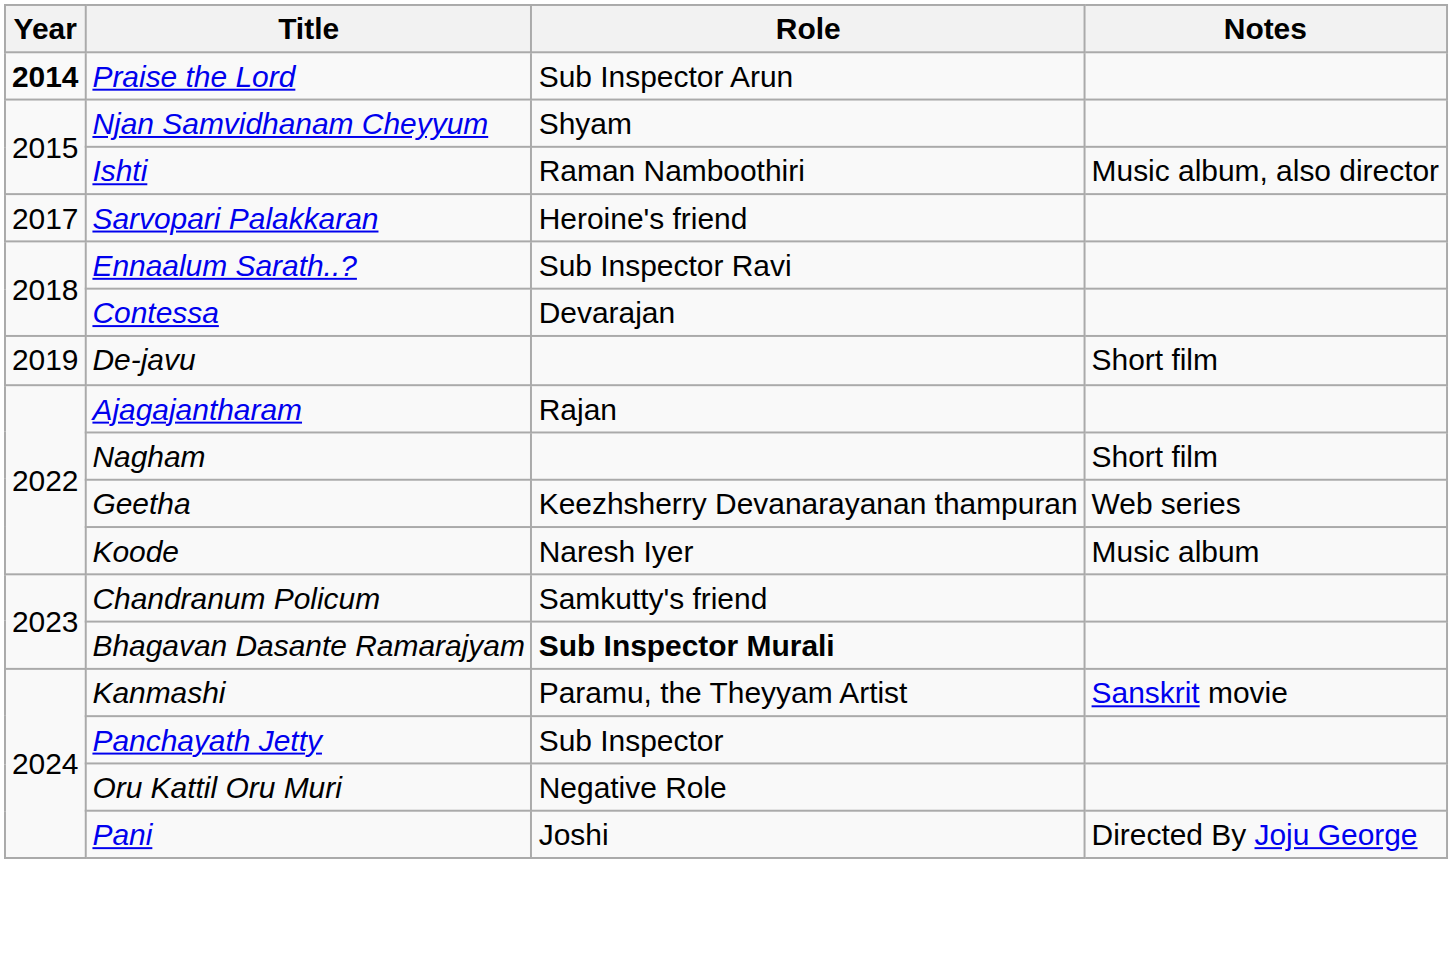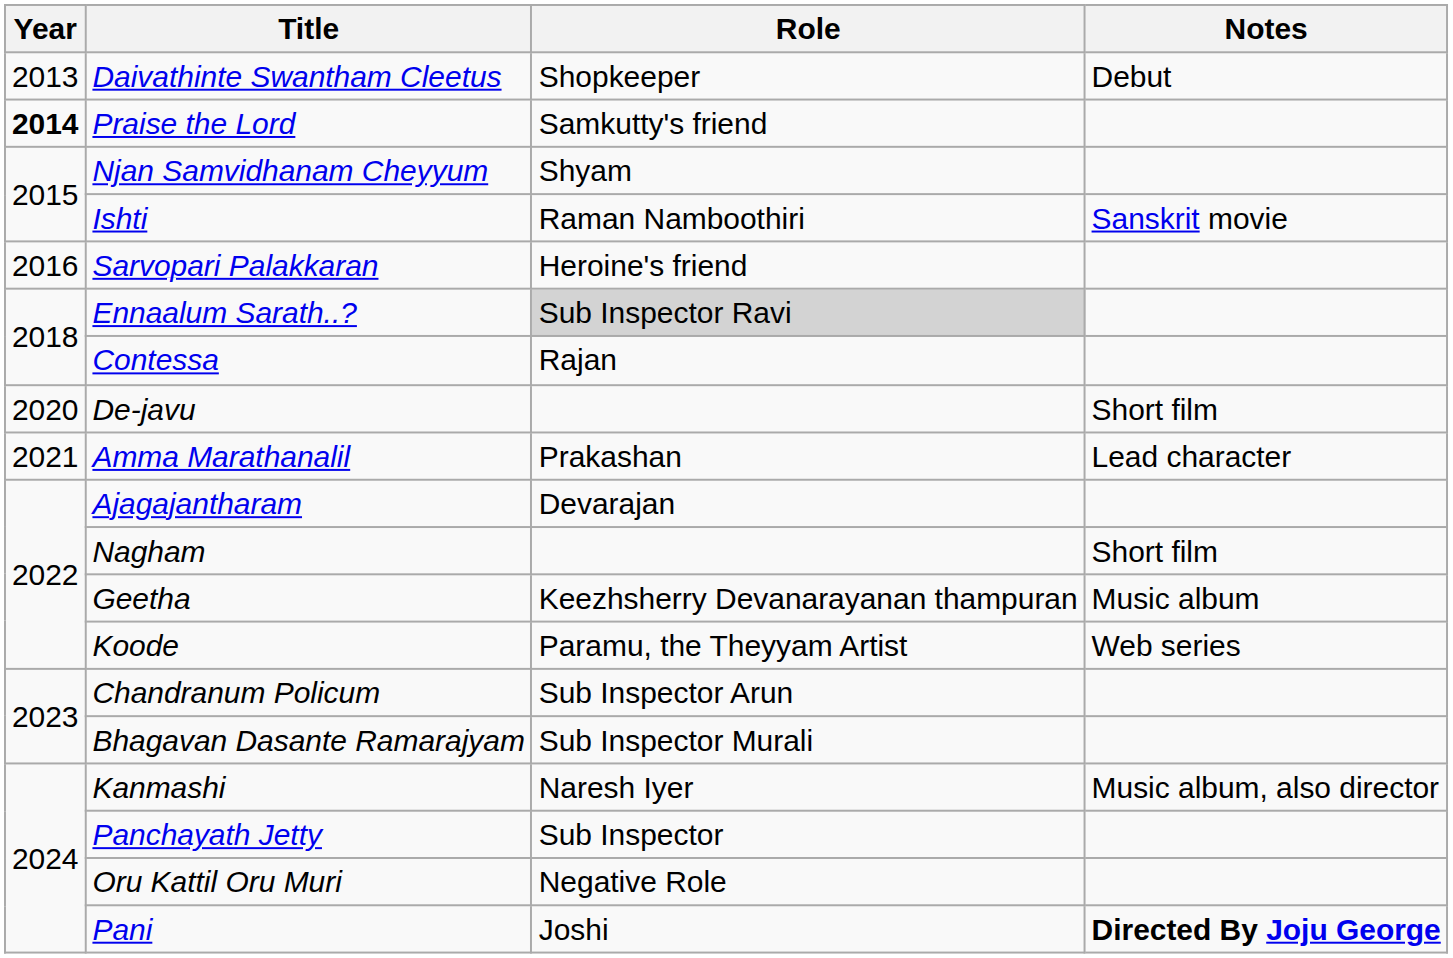+ row: (297, 76)
(666, 76) Sub Inspector Arun -> (653, 124) Samkutty's friend
(1265, 171) Music album, also director -> (1190, 218) Sanskrit movie
(45, 218) 2017 -> (45, 266) 2016
(665, 266) no background -> (665, 313) lightgrey background
(607, 313) Devarajan -> (578, 361) Rajan
(45, 361) 2019 -> (45, 408) 2020
+ row: (221, 456)
(578, 408) Rajan -> (607, 503) Devarajan
(1166, 503) Web series -> (1176, 598) Music album
(616, 550) Naresh Iyer -> (723, 645) Paramu, the Theyyam Artist
(1176, 550) Music album -> (1166, 645) Web series
(653, 598) Samkutty's friend -> (666, 693) Sub Inspector Arun
(687, 645) bold -> (676, 740) normal
(723, 693) Paramu, the Theyyam Artist -> (616, 787) Naresh Iyer
(1190, 693) Sanskrit movie -> (1265, 787) Music album, also director
(1255, 835) normal -> (1266, 930) bold
